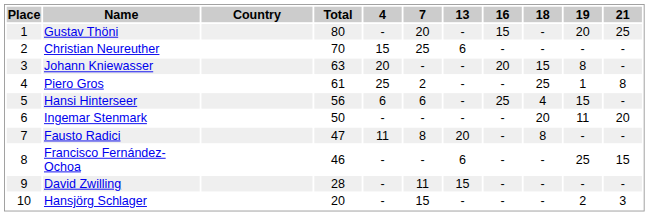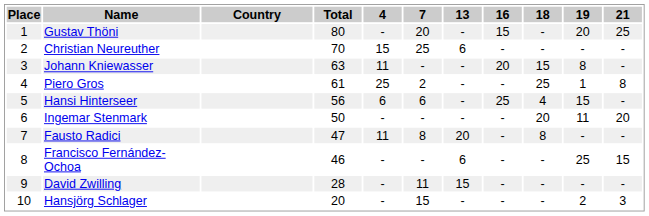(382, 66) 20 -> (383, 66) 11
